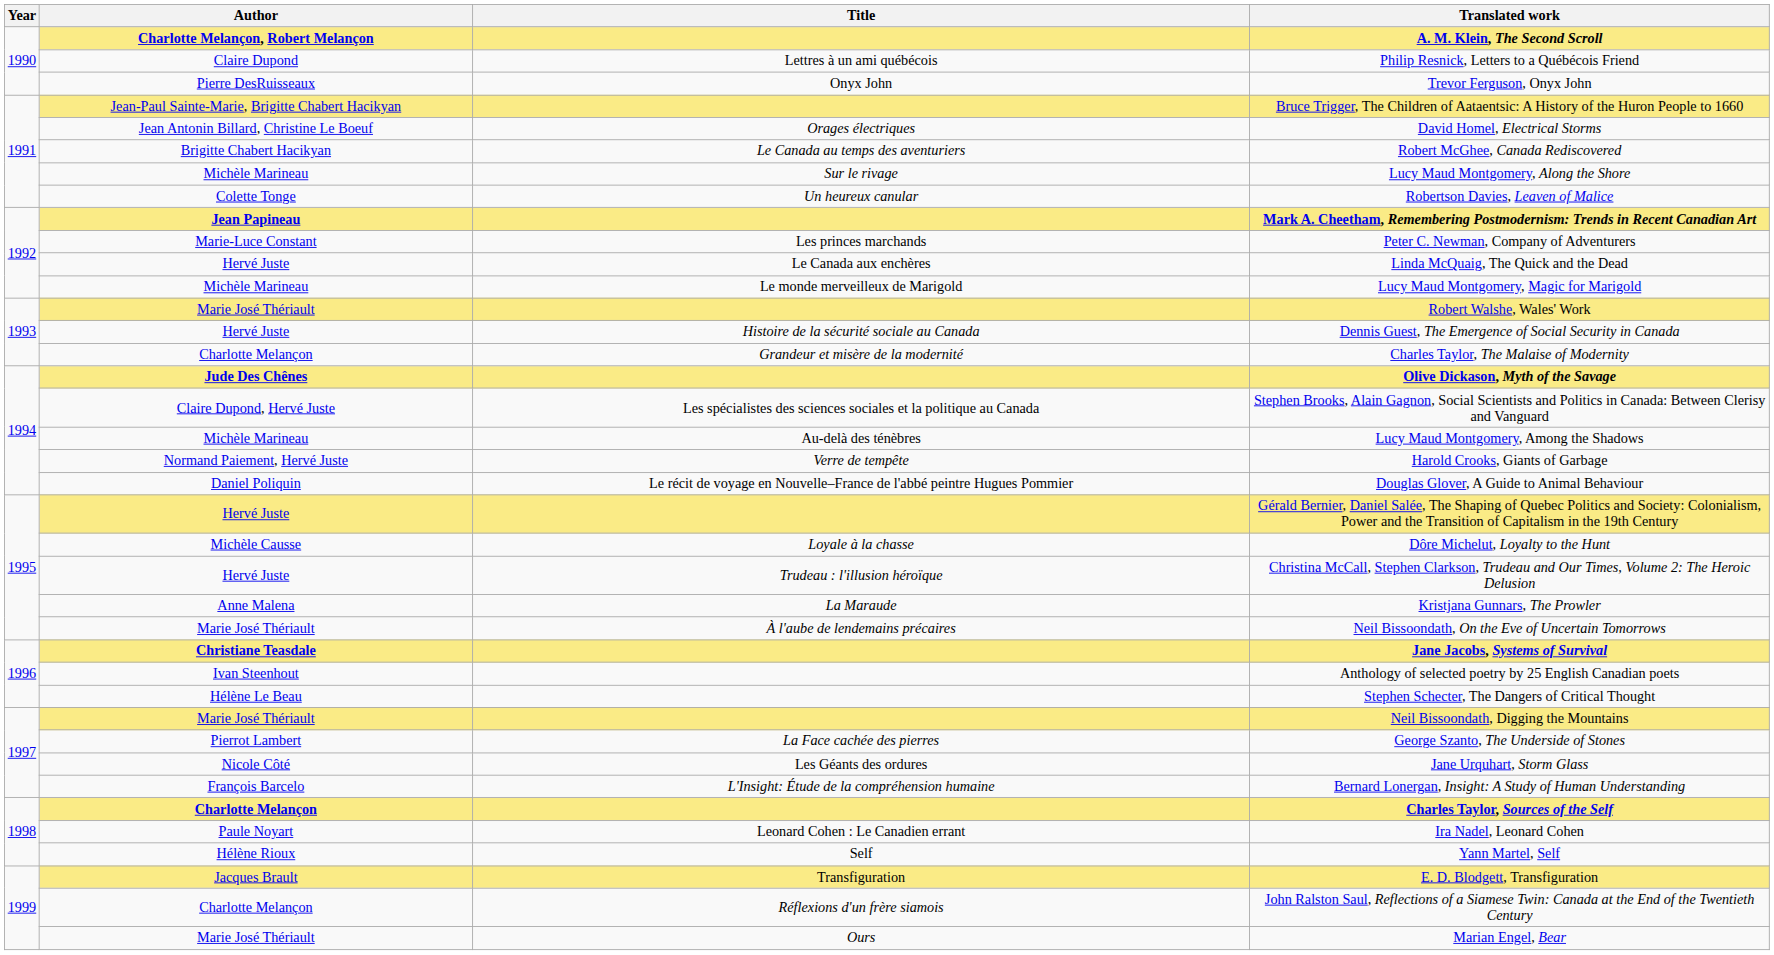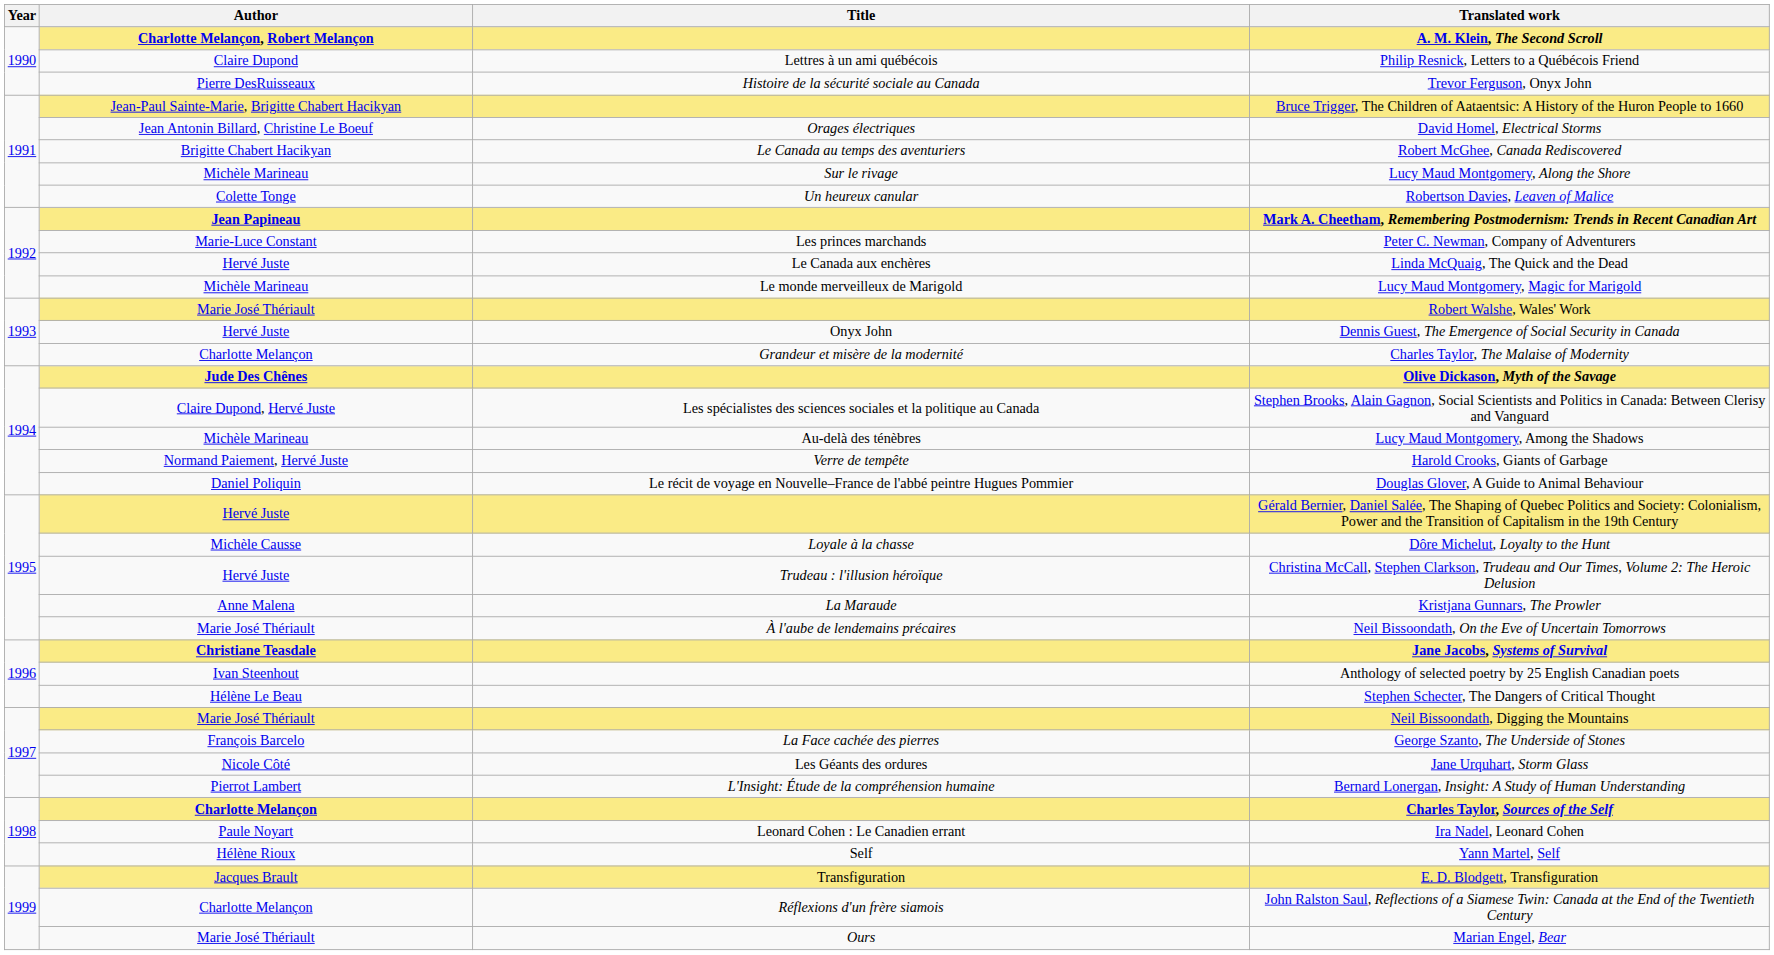(861, 83) Onyx John -> (861, 83) Histoire de la sécurité sociale au Canada
(861, 331) Histoire de la sécurité sociale au Canada -> (861, 331) Onyx John
(256, 741) Pierrot Lambert -> (256, 741) François Barcelo
(256, 786) François Barcelo -> (256, 786) Pierrot Lambert
